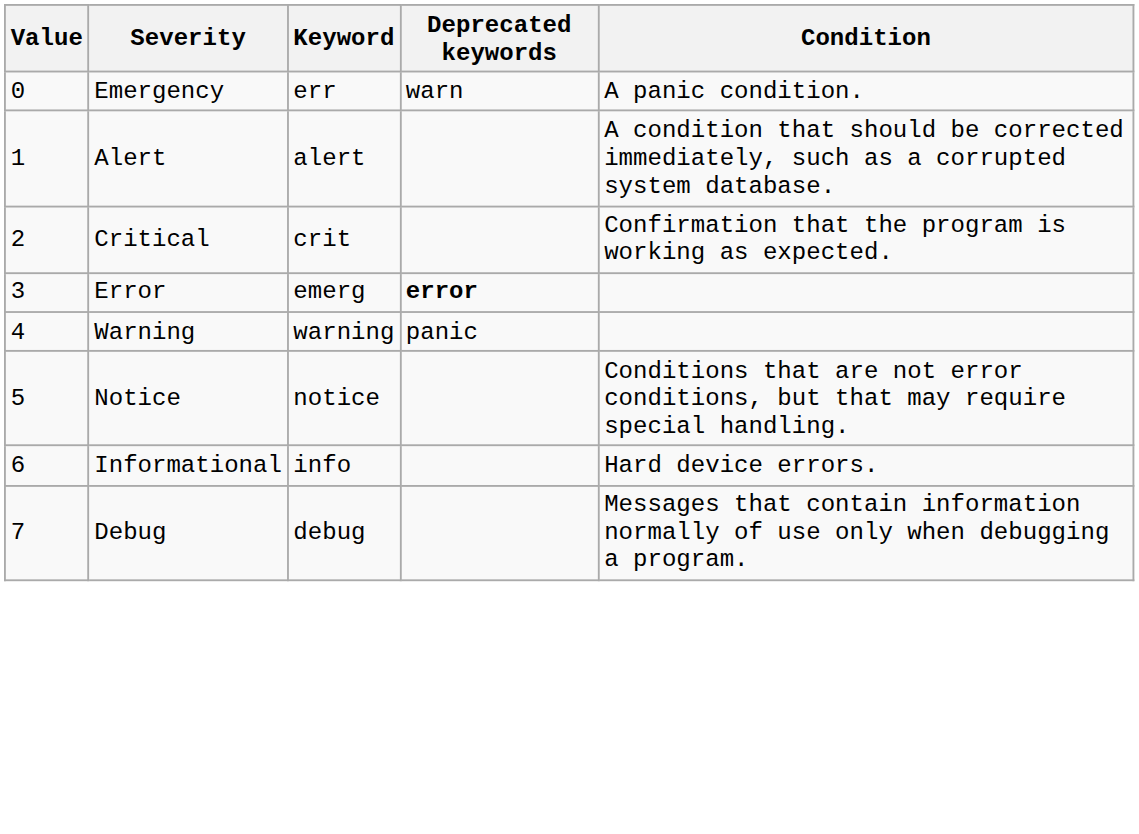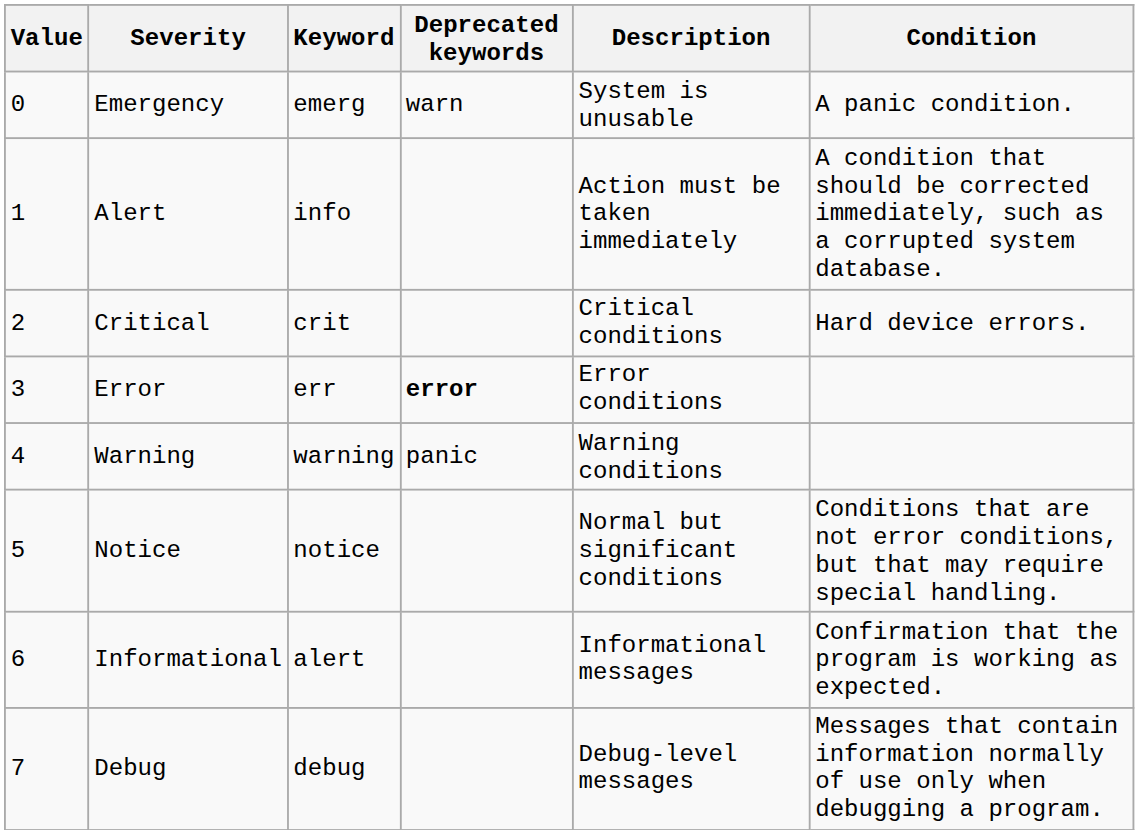+ column: (691, 38)
(315, 91) err -> (329, 105) emerg
(329, 158) alert -> (322, 214) info
(835, 239) Confirmation that the program is working as expected. -> (952, 322) Hard device errors.
(329, 292) emerg -> (315, 389) err
(322, 465) info -> (329, 660) alert
(741, 465) Hard device errors. -> (967, 660) Confirmation that the program is working as expected.
